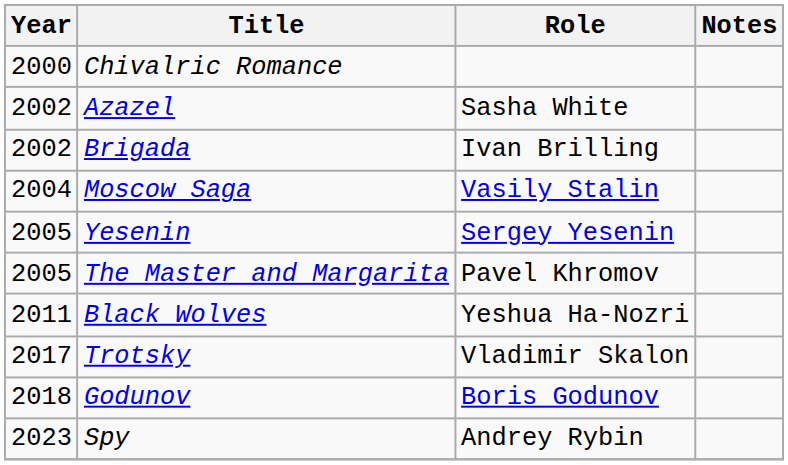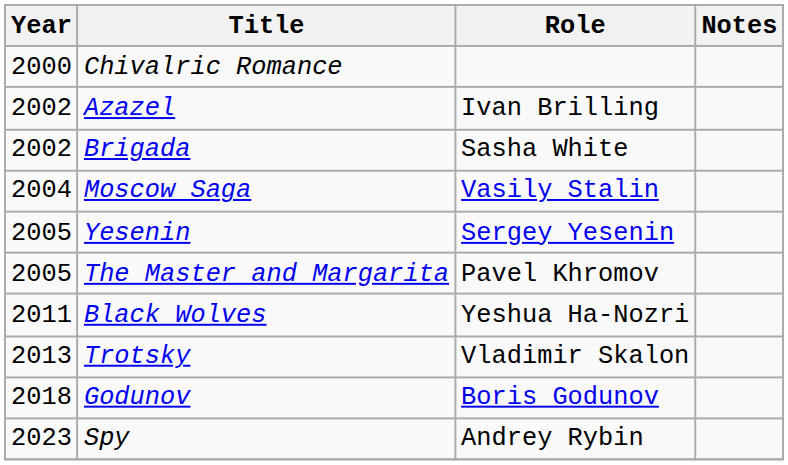(545, 108) Sasha White -> (560, 108) Ivan Brilling
(560, 150) Ivan Brilling -> (545, 150) Sasha White
(41, 356) 2017 -> (41, 356) 2013
